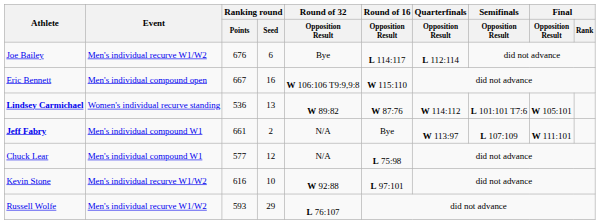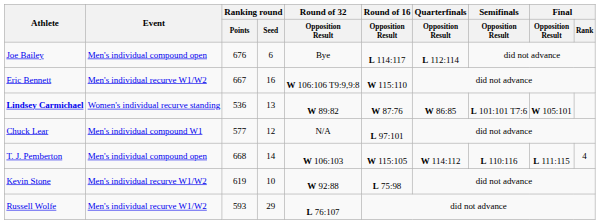(147, 55) Men's individual recurve W1/W2 -> (147, 55) Men's individual compound open
(147, 80) Men's individual compound open -> (147, 80) Men's individual recurve W1/W2
(441, 111) W 114:112 -> (441, 111) W 86:85
- row: (26, 131)
(387, 161) L 75:98 -> (387, 136) L 97:101
+ row: (34, 156)
(240, 181) 616 -> (240, 181) 619
(387, 187) L 97:101 -> (387, 187) L 75:98
